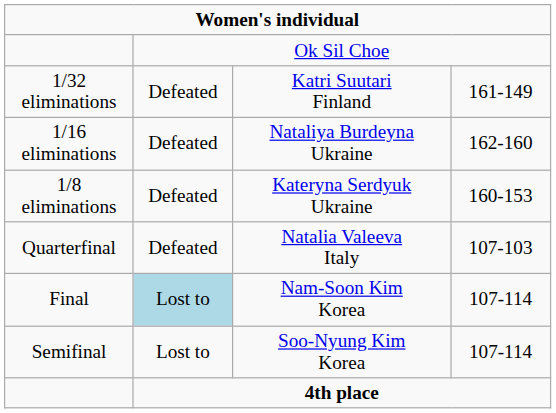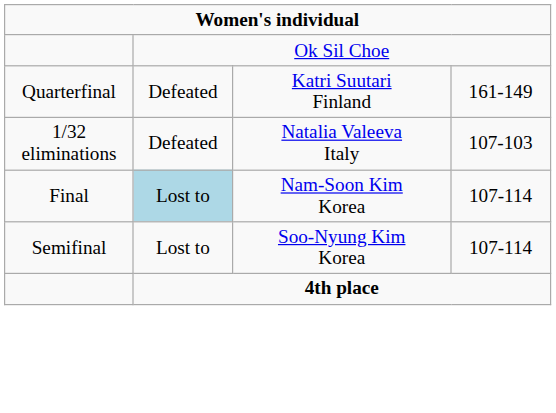(69, 91) 1/32 eliminations -> (69, 91) Quarterfinal
- row: (342, 143)
- row: (342, 195)
(69, 247) Quarterfinal -> (69, 143) 1/32 eliminations
